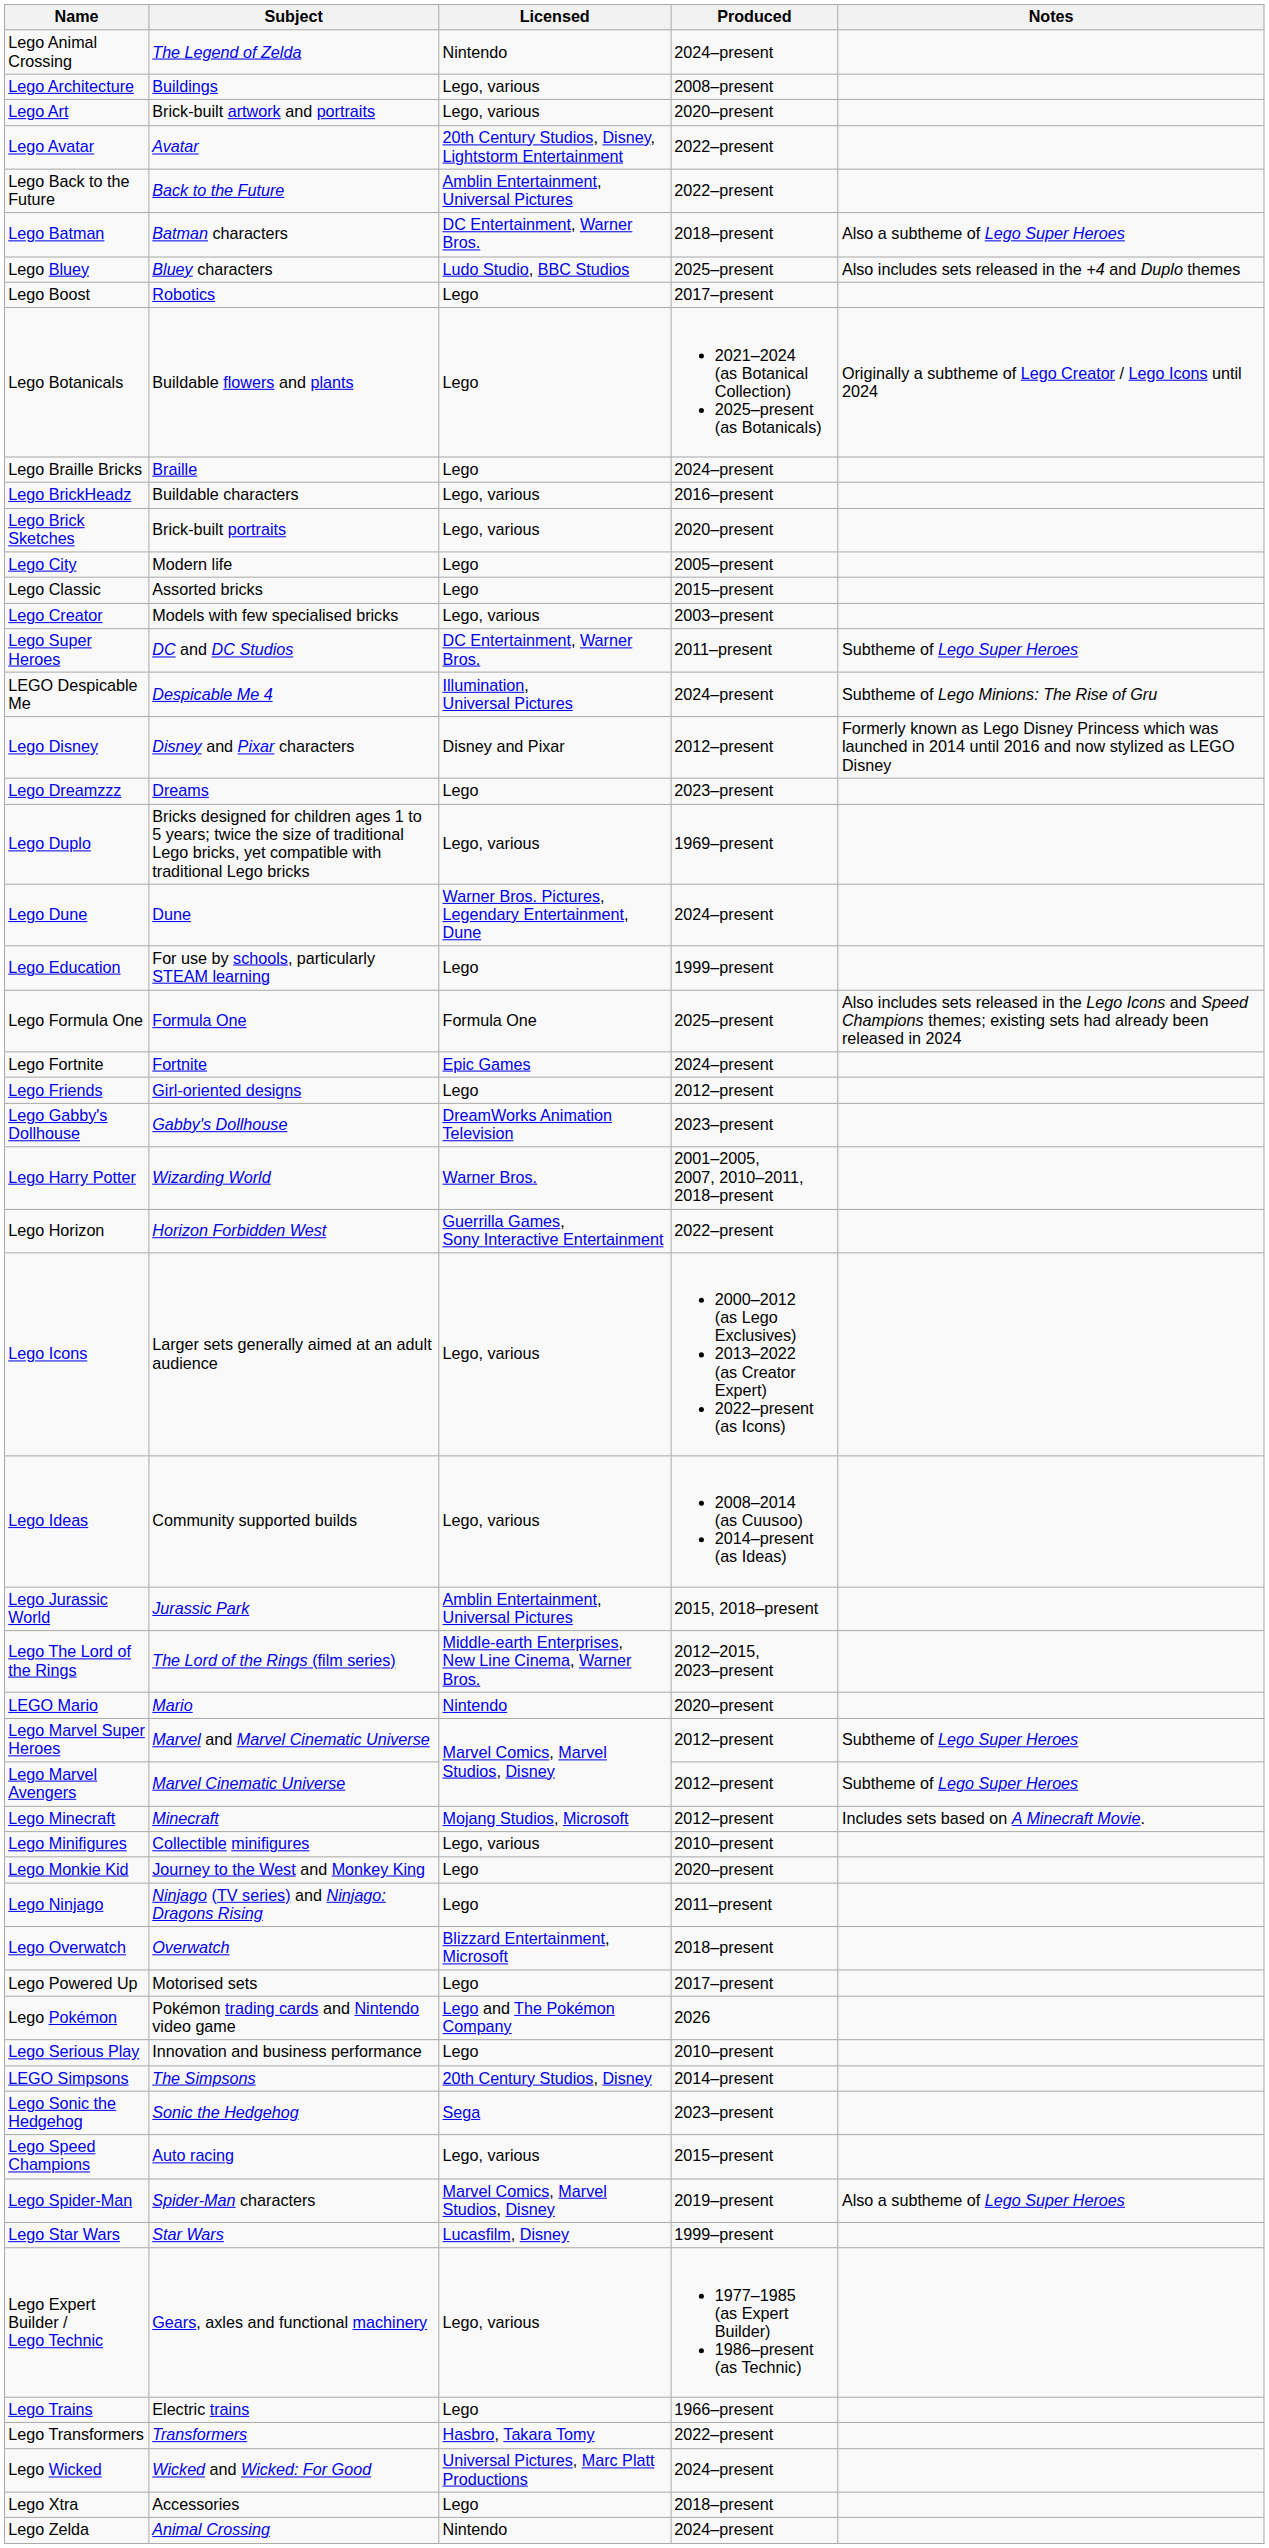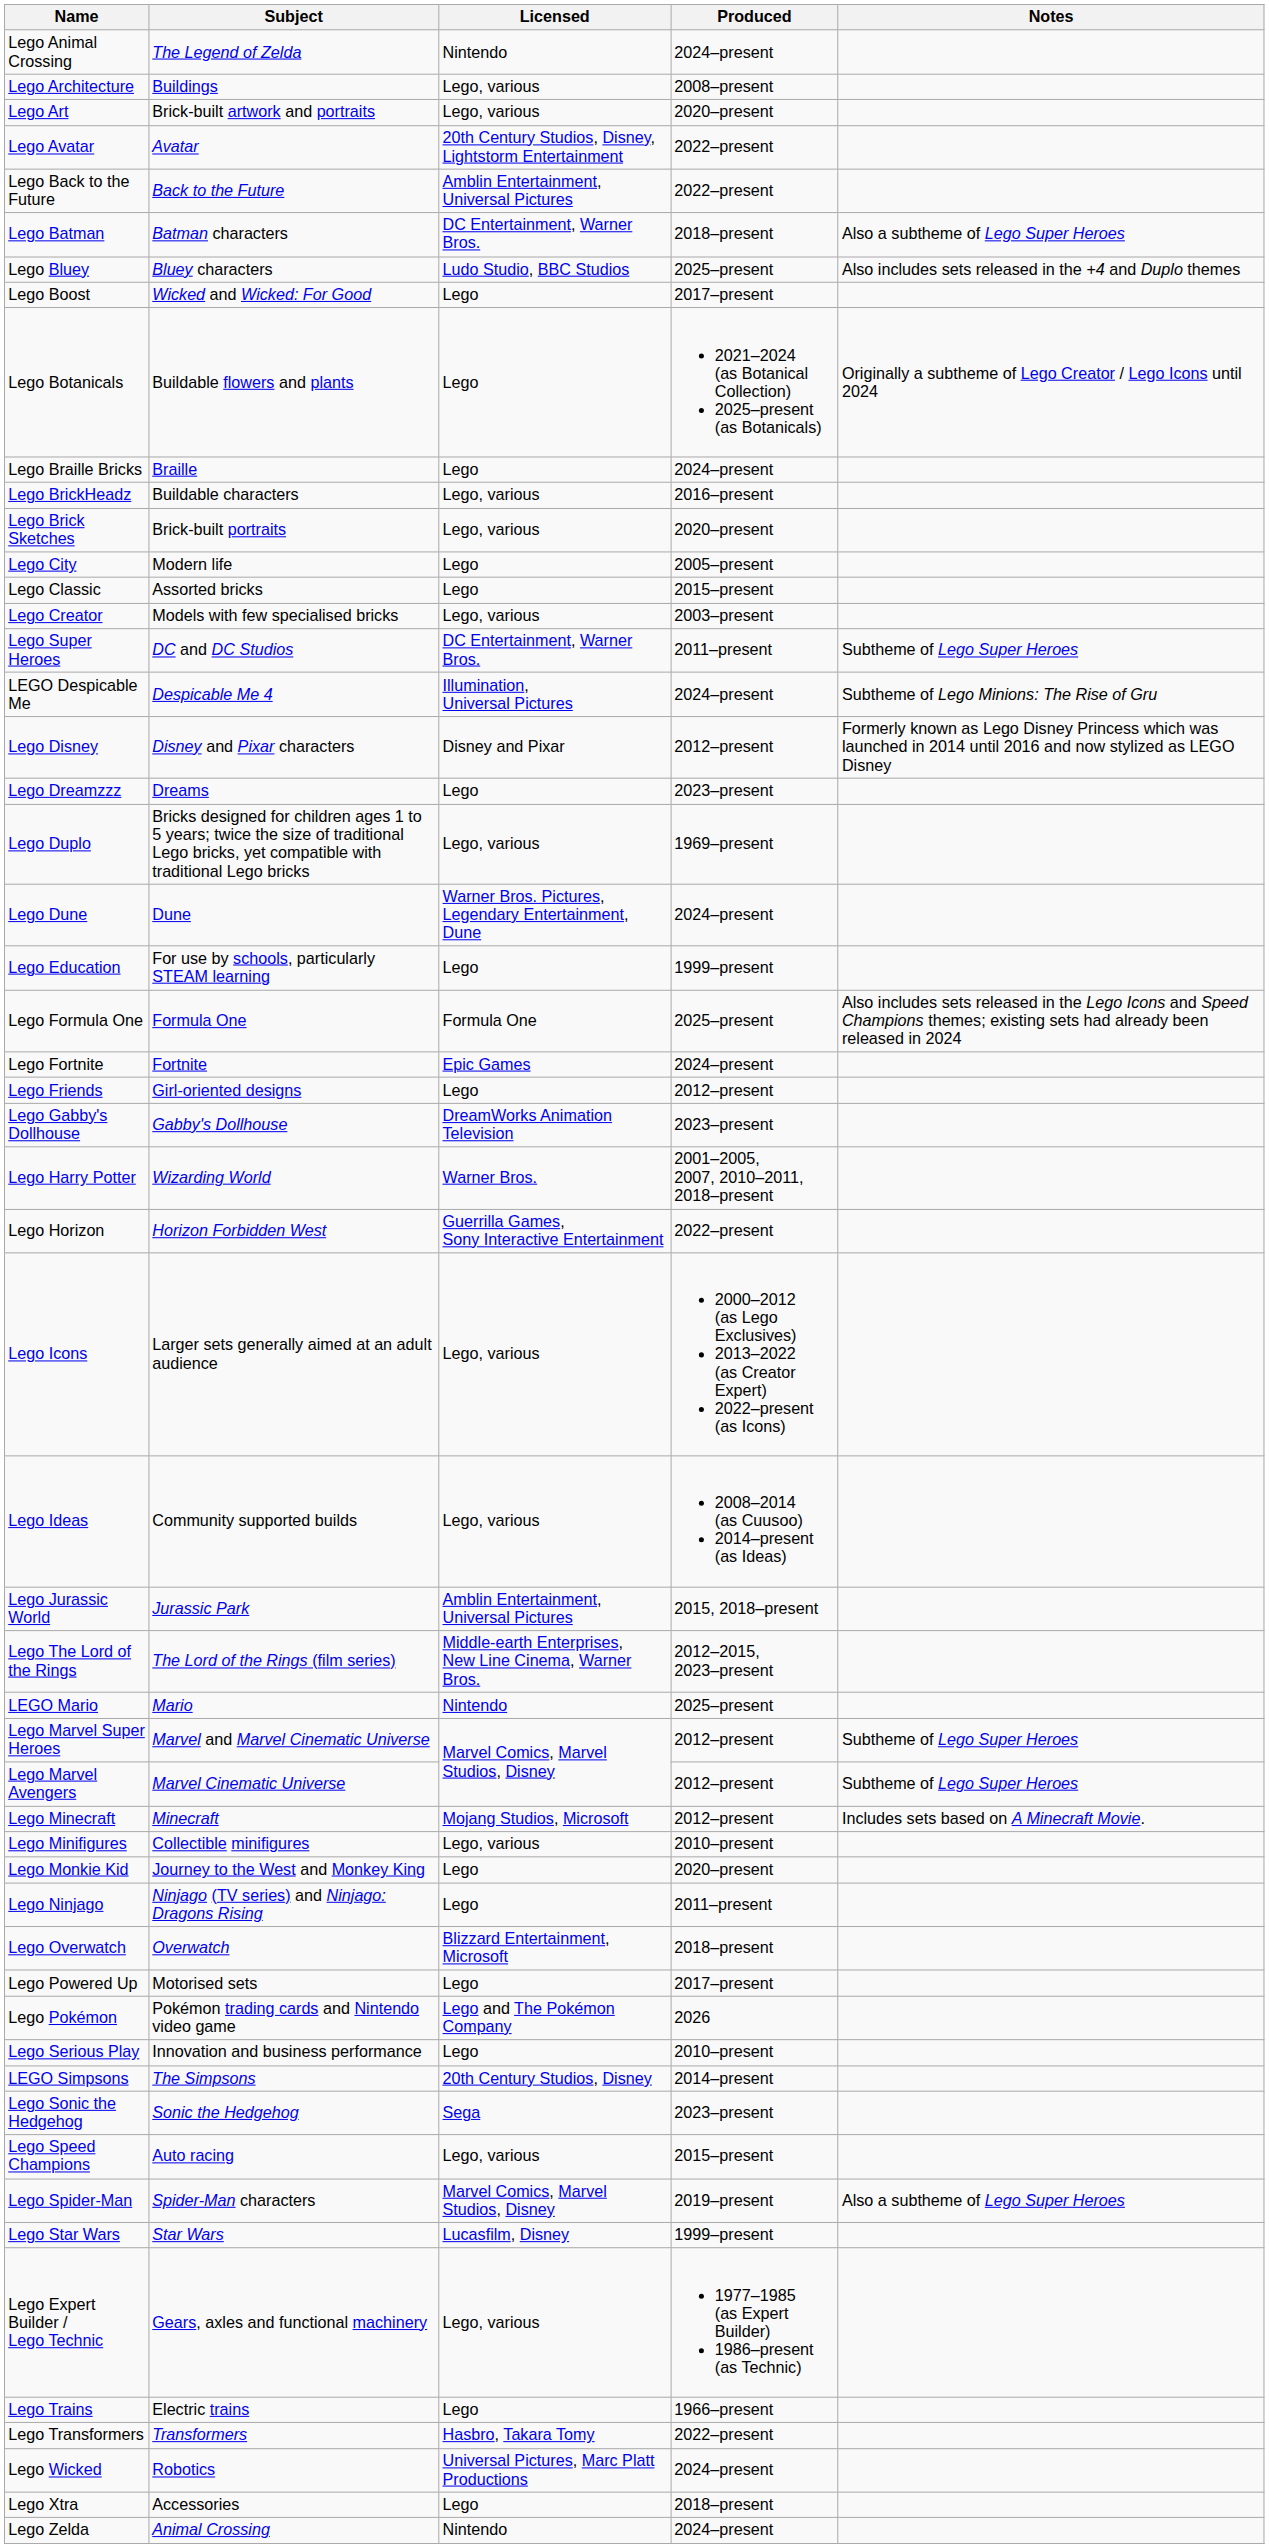(184, 295) Robotics -> (262, 295) Wicked and Wicked: For Good
(724, 1705) 2020–present -> (724, 1705) 2025–present
(262, 2470) Wicked and Wicked: For Good -> (184, 2470) Robotics
